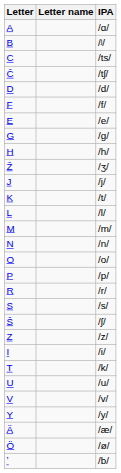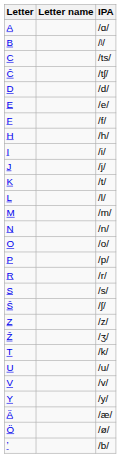rows swapped: (10, 120) <-> (10, 105)
- row: (10, 136)
rows swapped: (8, 352) <-> (10, 167)
